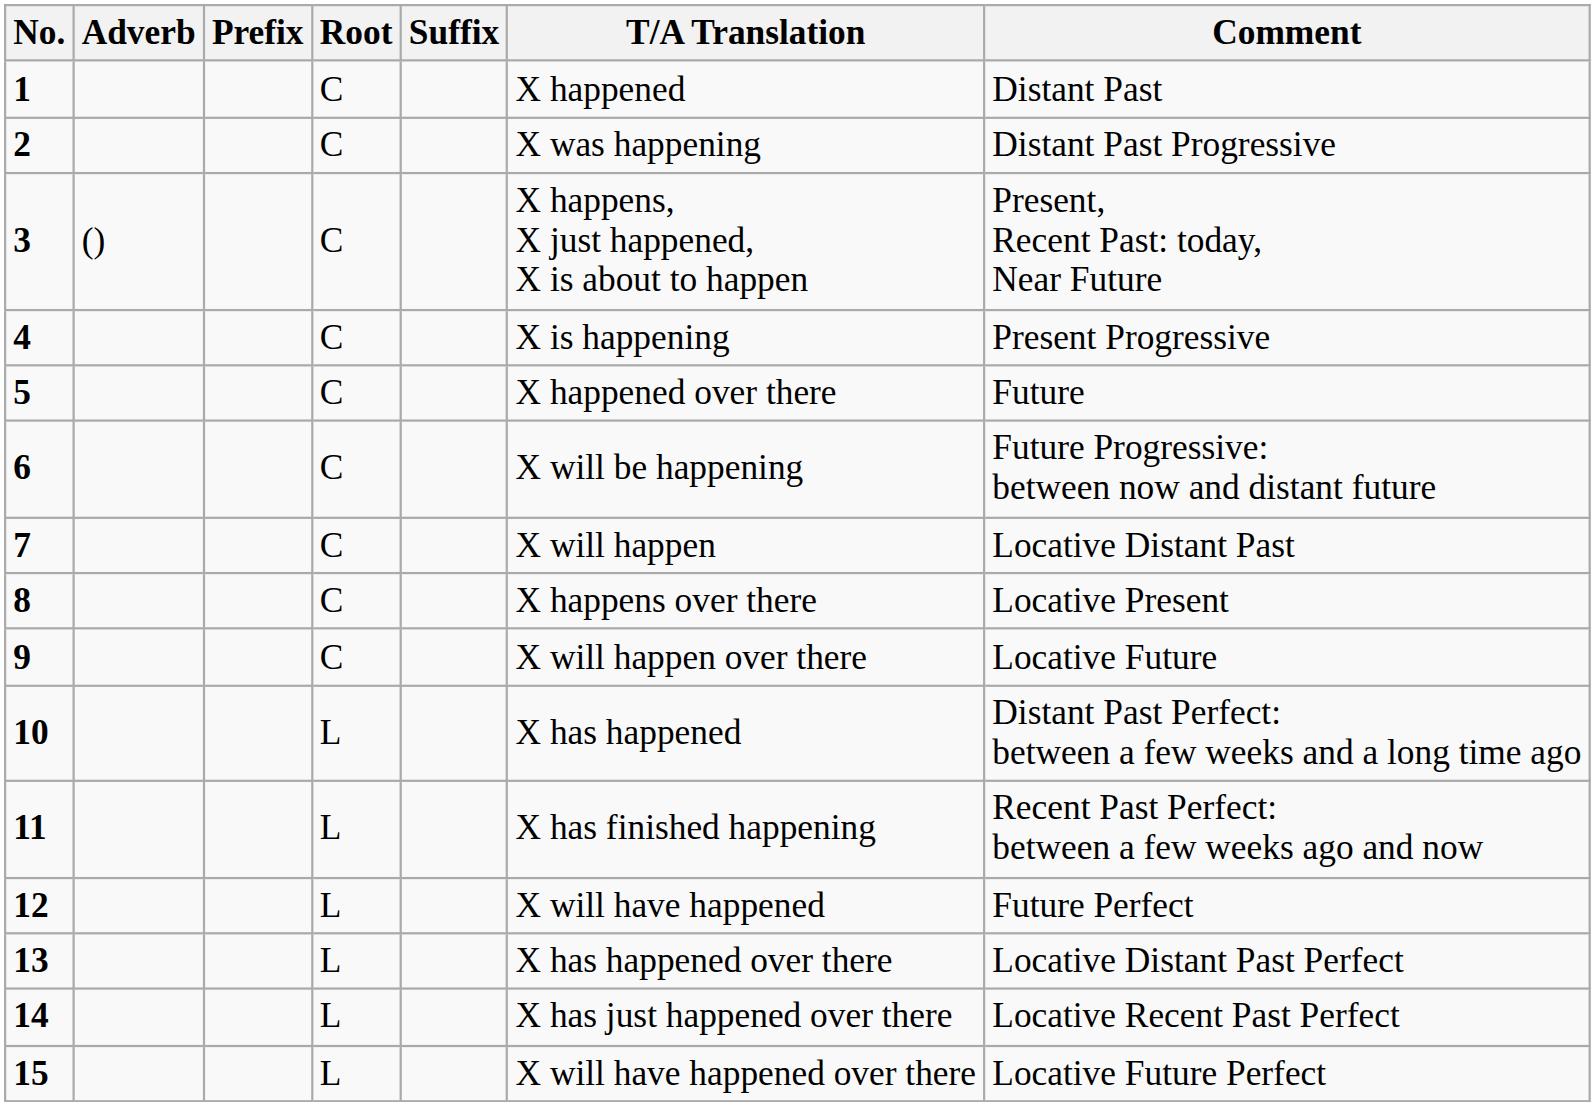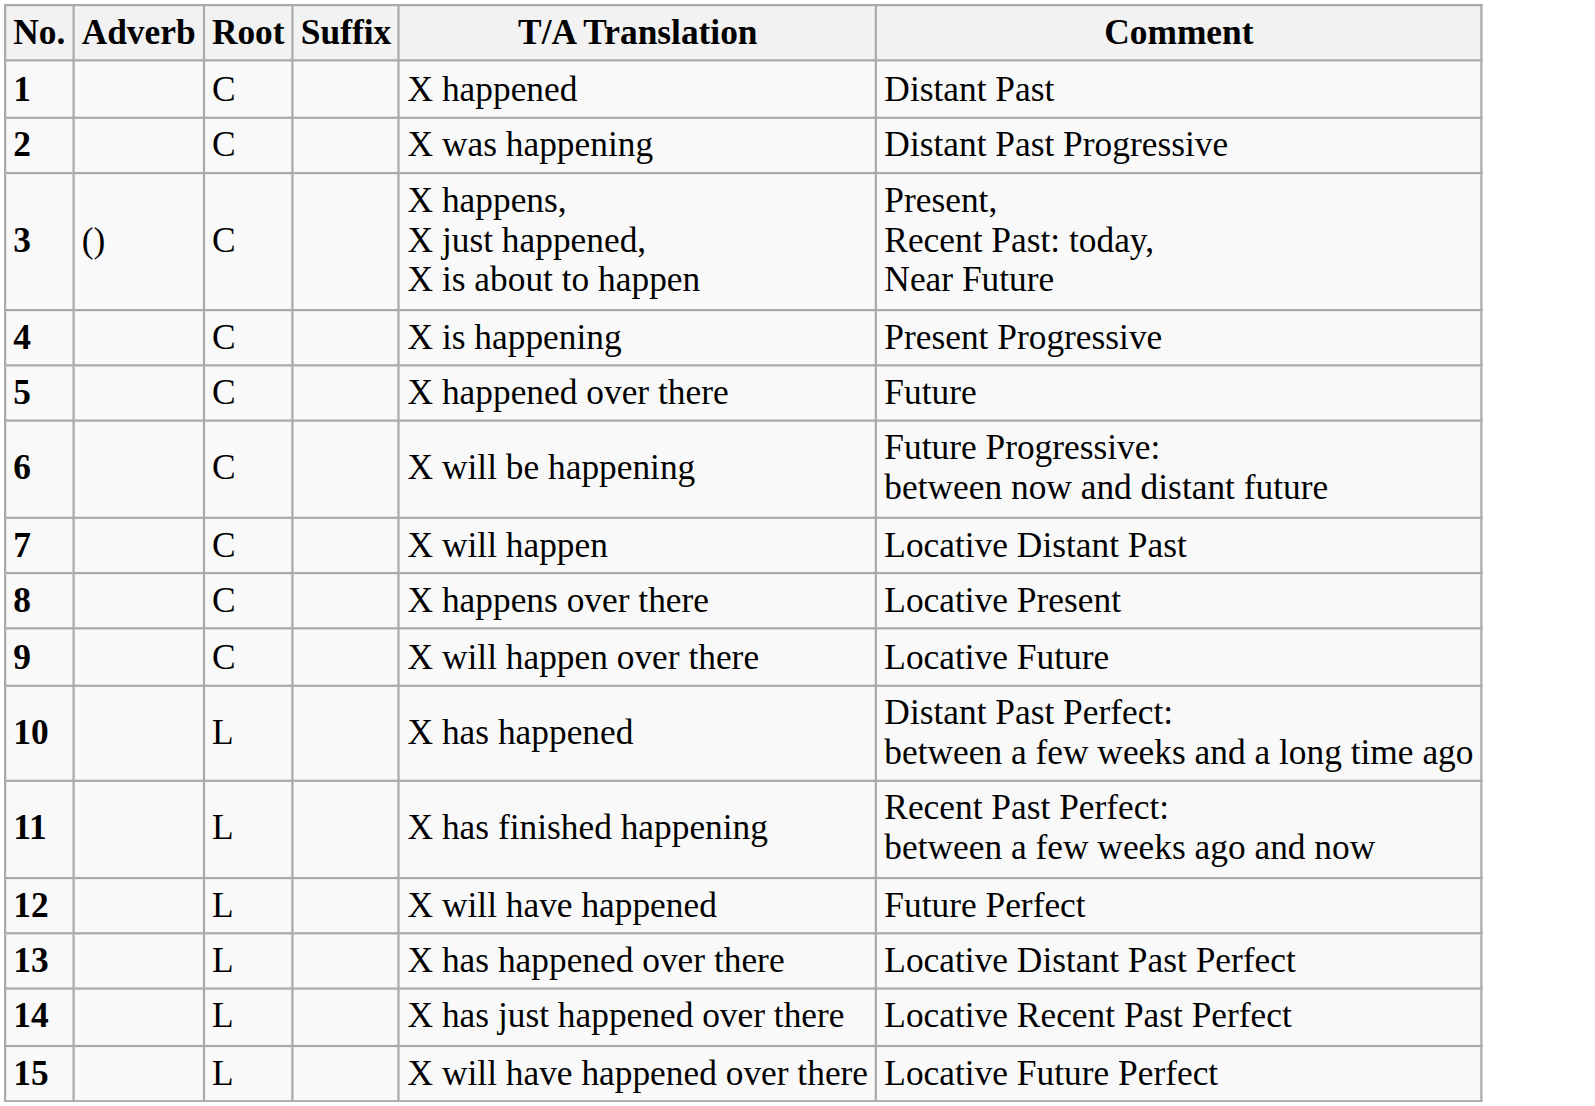- column: (258, 32)
